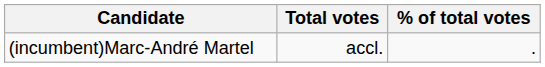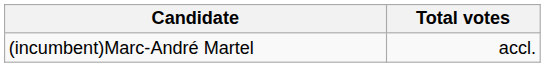- column: (464, 18)
